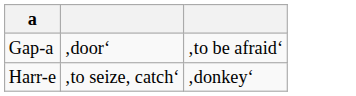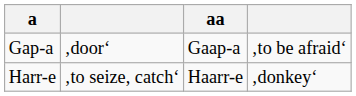+ column: (215, 18)
